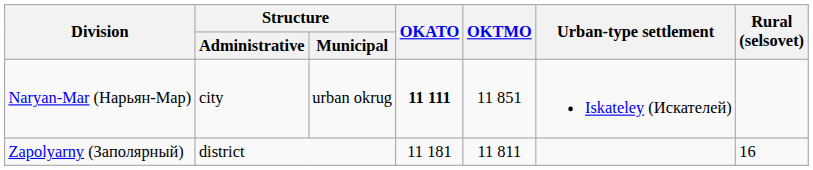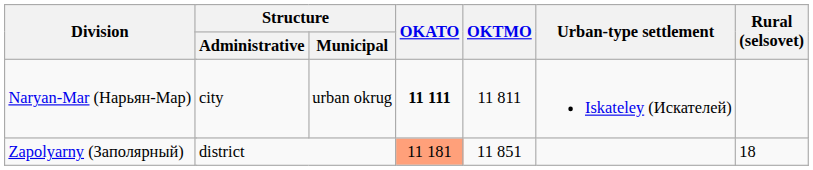(499, 98) 11 851 -> (499, 98) 11 811
(430, 151) no background -> (430, 151) lightsalmon background
(499, 151) 11 811 -> (499, 151) 11 851
(748, 151) 16 -> (748, 151) 18
